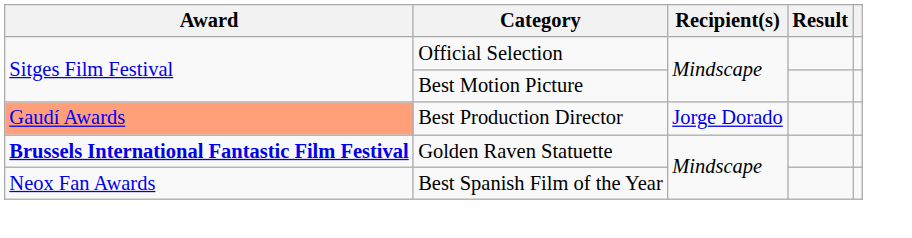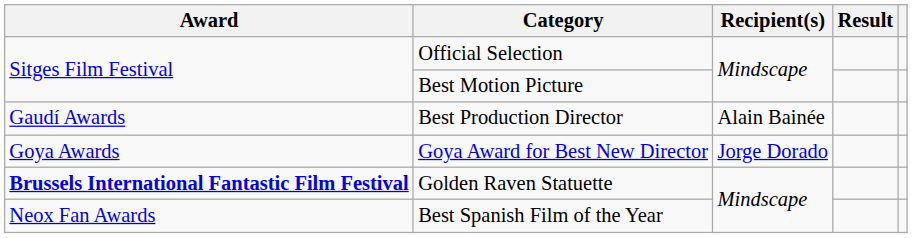(67, 118) lightsalmon background -> (67, 118) no background
(727, 118) Jorge Dorado -> (771, 118) Alain Bainée
+ row: (563, 150)
